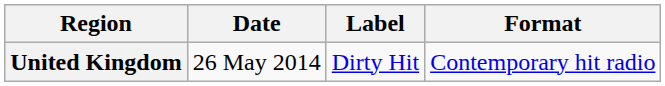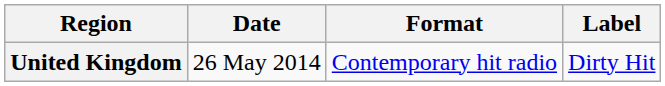columns swapped: (543, 23) <-> (375, 23)
